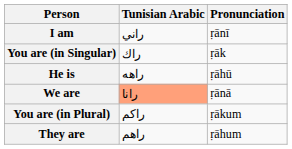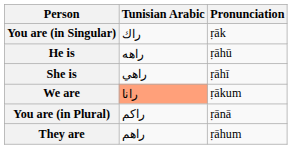- row: (62, 33)
+ row: (62, 73)
(221, 93) ṛānā -> (226, 93) ṛākum
(226, 113) ṛākum -> (221, 113) ṛānā
